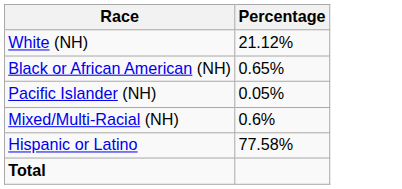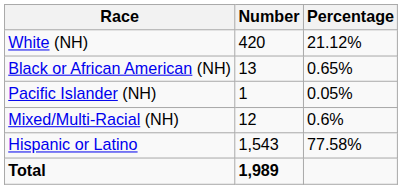+ column: (269, 17)
